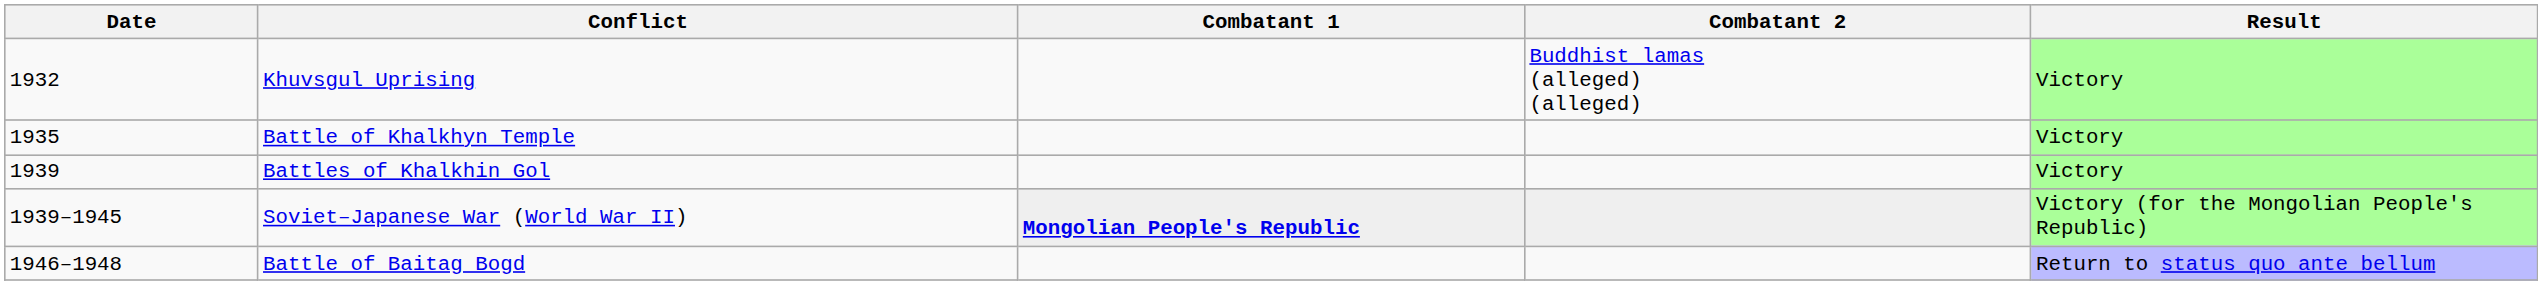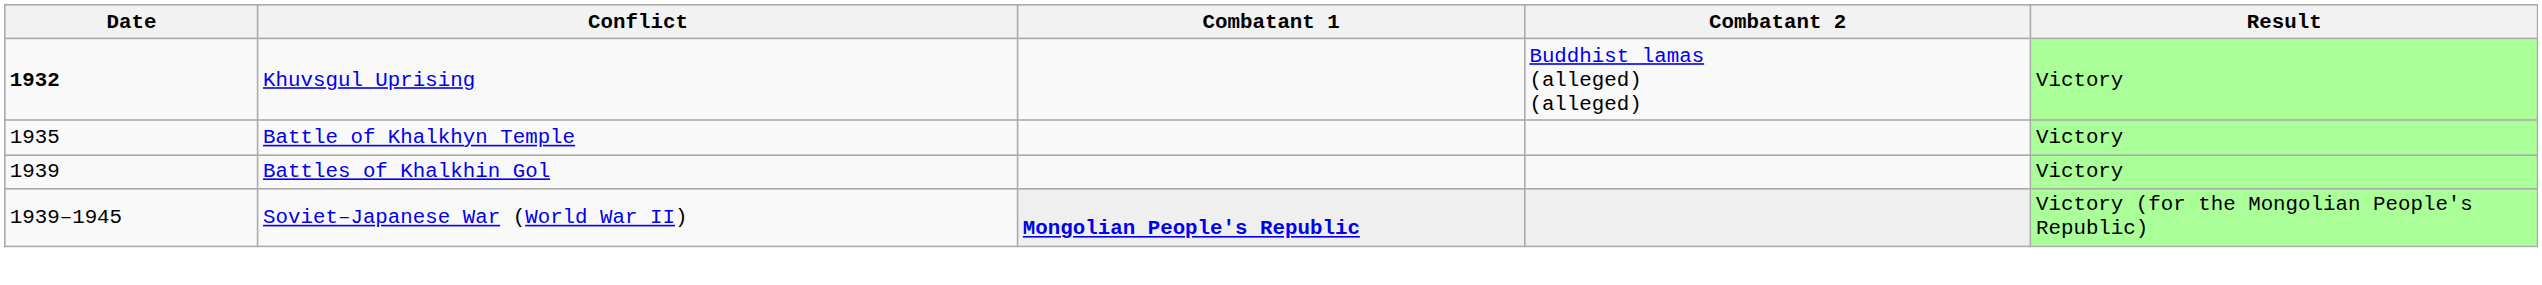(35, 80) normal -> (35, 80) bold
- row: (394, 263)
